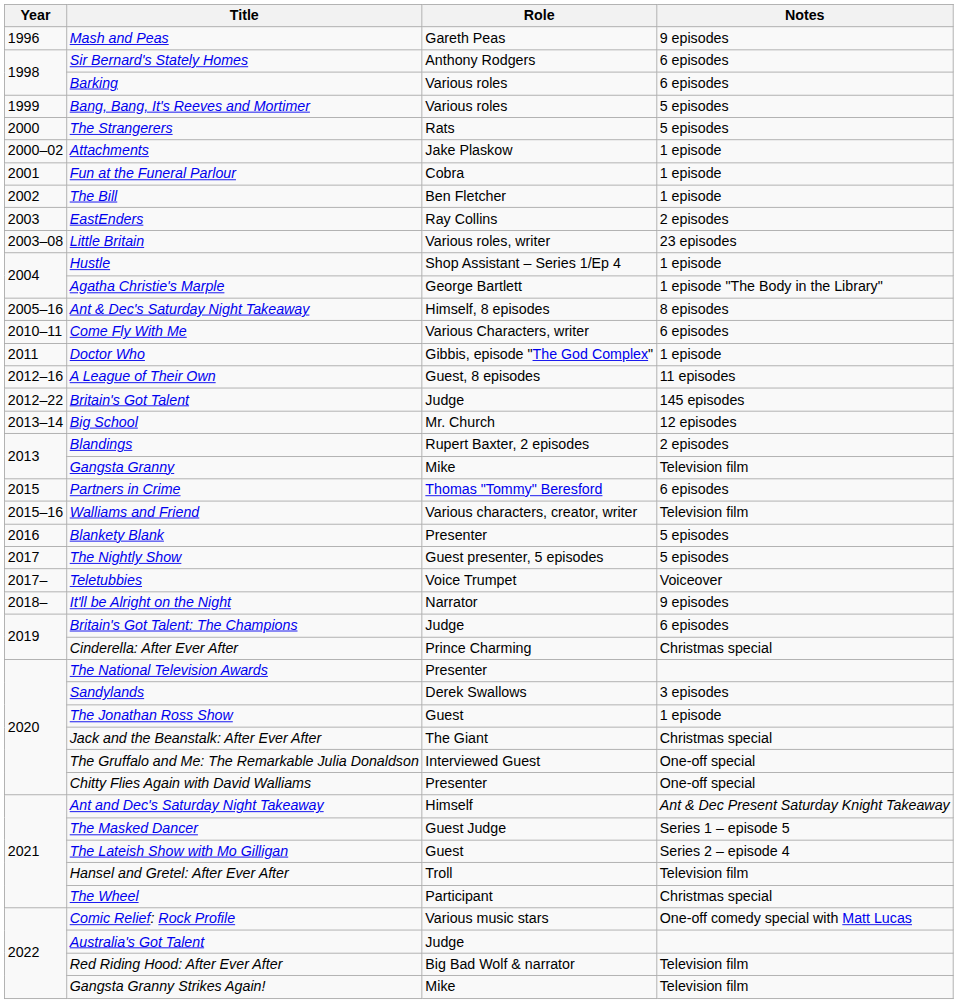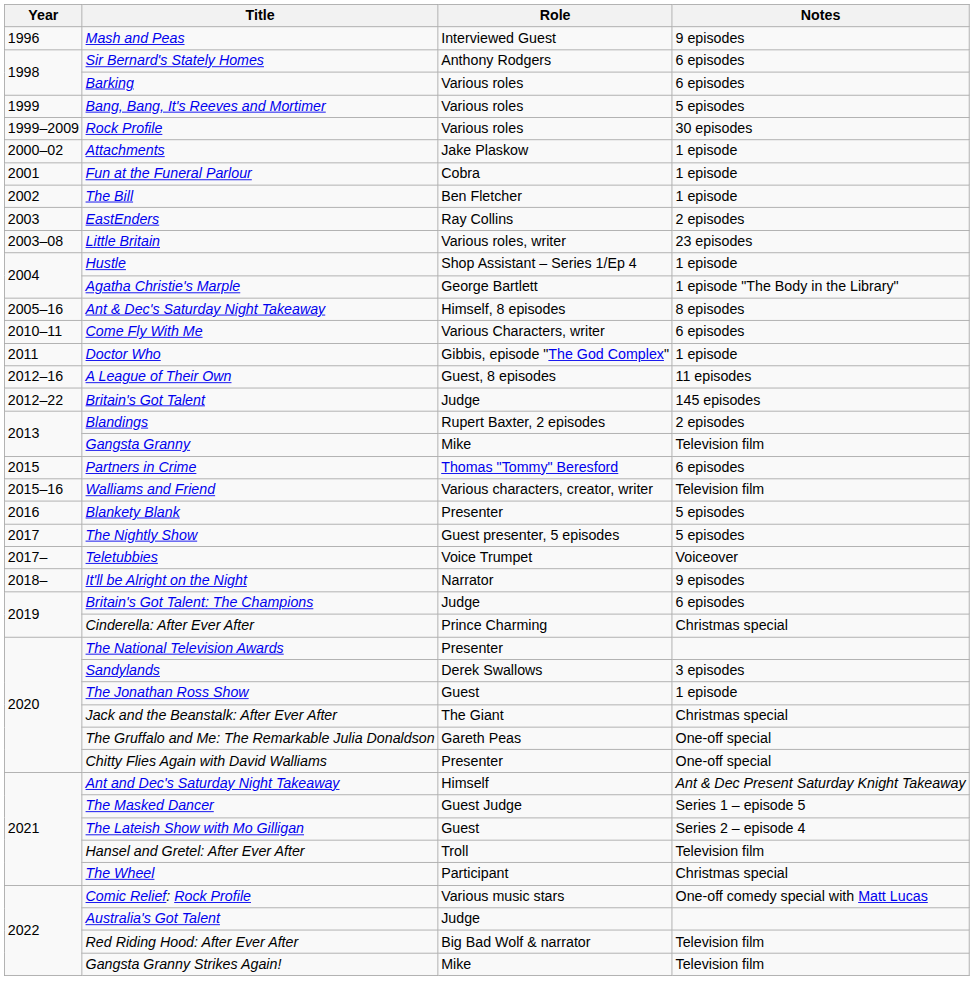(465, 38) Gareth Peas -> (499, 38) Interviewed Guest
+ row: (124, 128)
- row: (121, 128)
- row: (104, 422)
(483, 761) Interviewed Guest -> (481, 738) Gareth Peas
